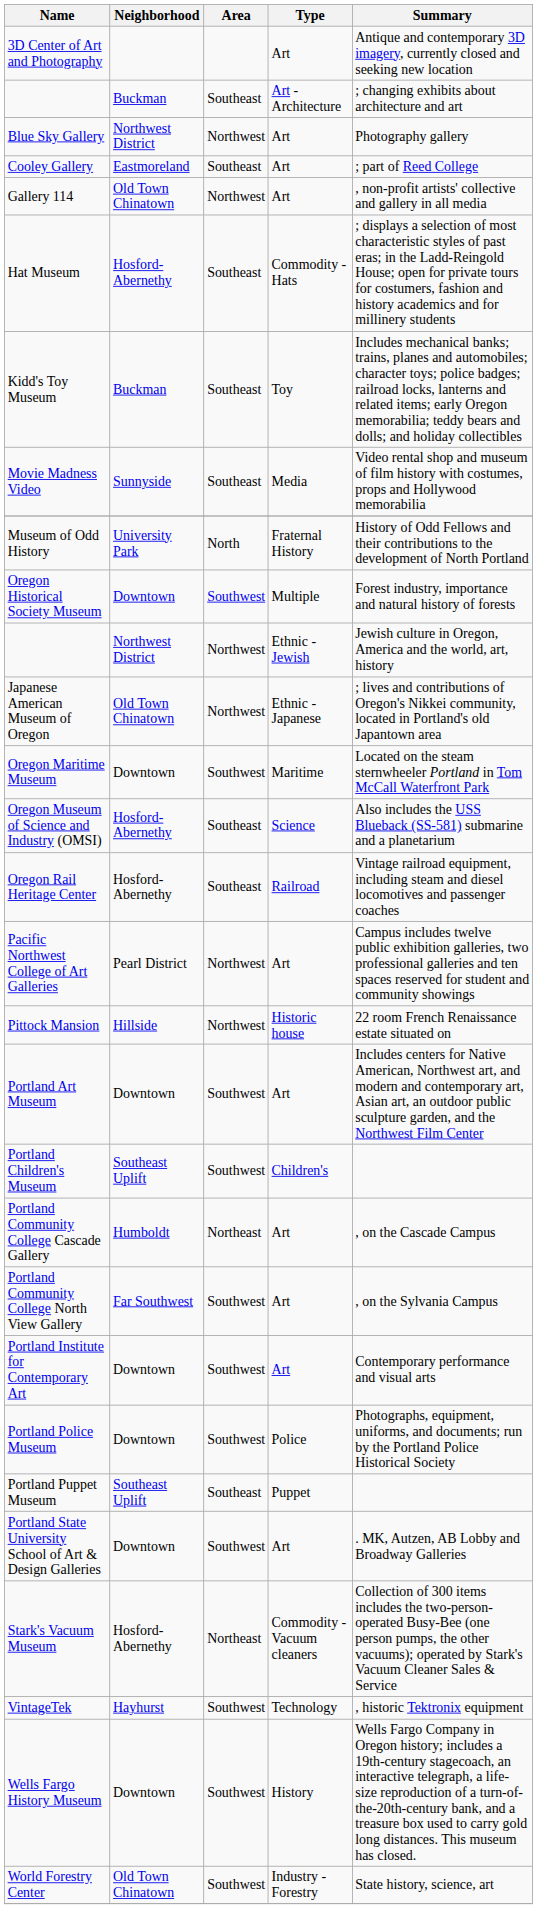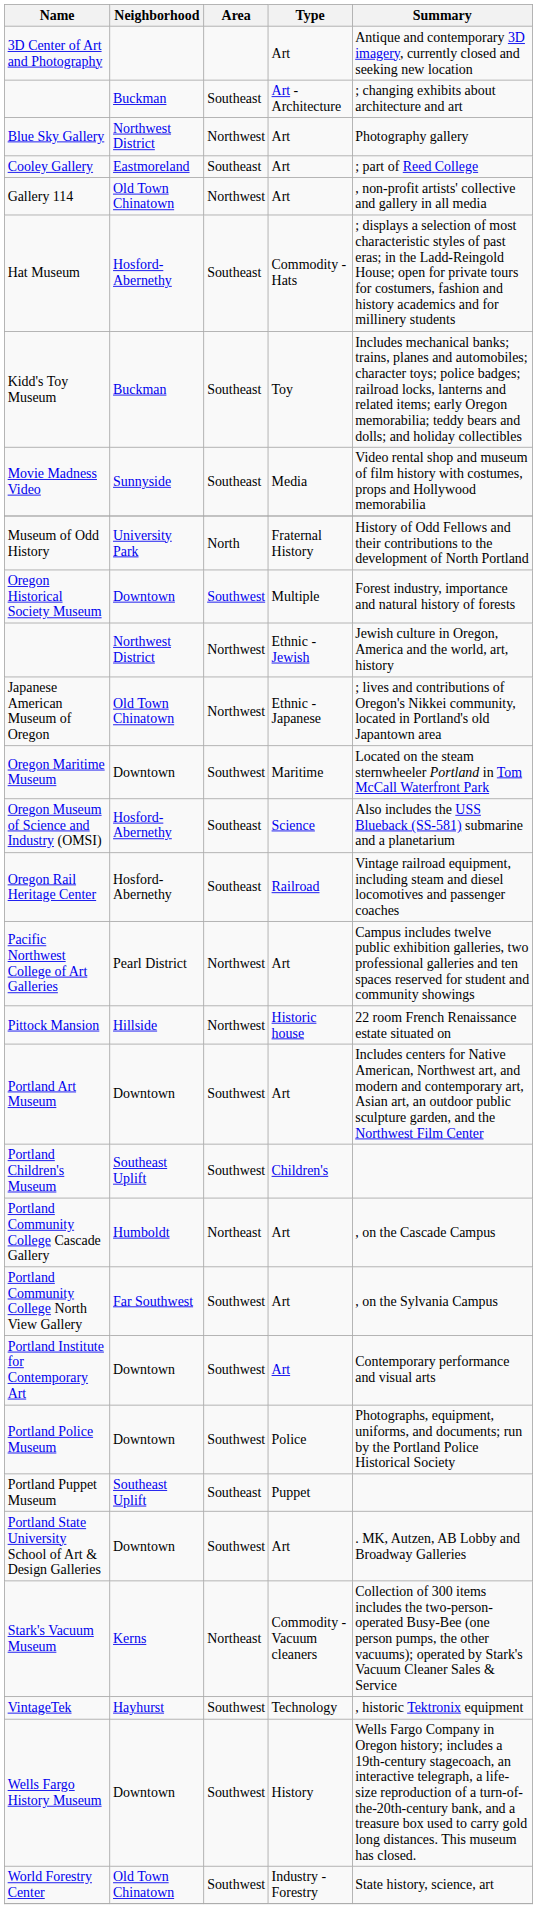(142, 1638) Hosford-Abernethy -> (130, 1638) Kerns
